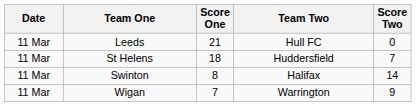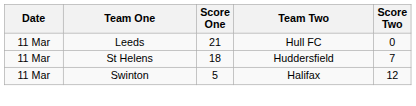(215, 76) 8 -> (215, 76) 5
(392, 76) 14 -> (392, 76) 12
- row: (130, 93)
